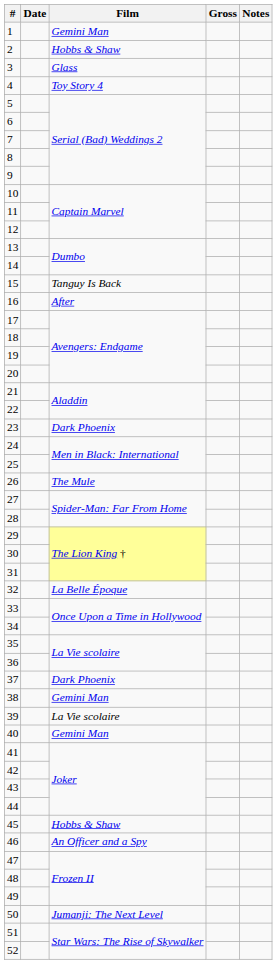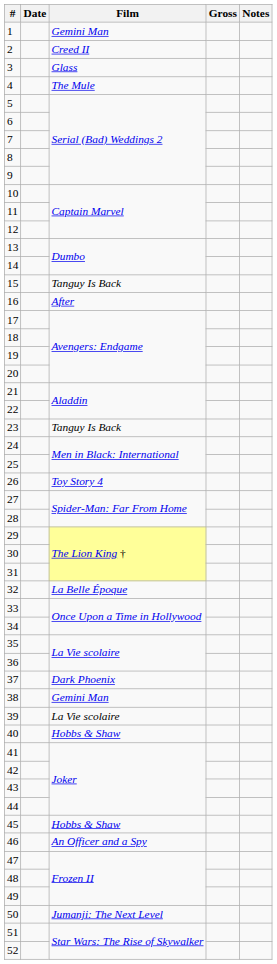(86, 49) Hobbs & Shaw -> (70, 49) Creed II
(77, 85) Toy Story 4 -> (73, 85) The Mule
(83, 427) Dark Phoenix -> (86, 427) Tanguy Is Back
(73, 481) The Mule -> (77, 481) Toy Story 4
(80, 734) Gemini Man -> (86, 734) Hobbs & Shaw
